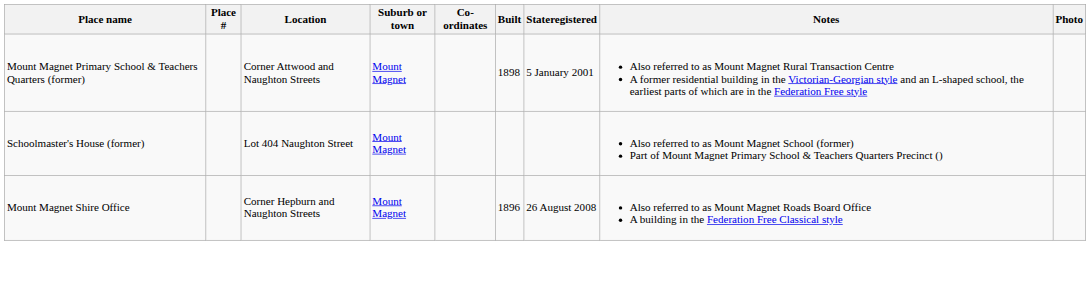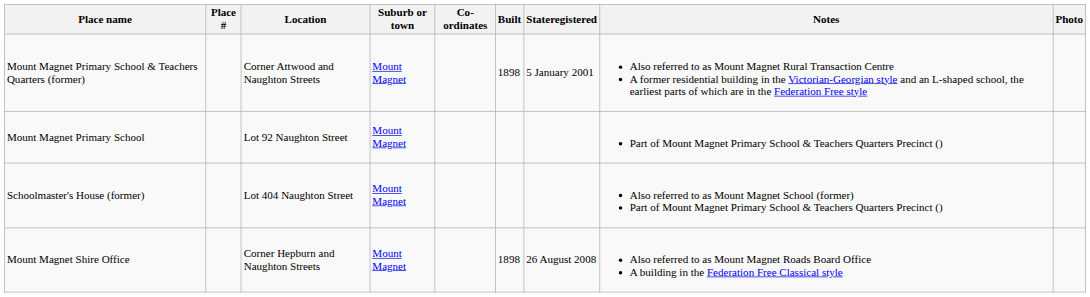+ row: (76, 137)
(509, 207) 1896 -> (509, 259) 1898
